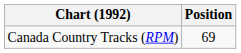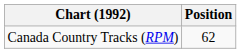(208, 37) 69 -> (208, 37) 62
